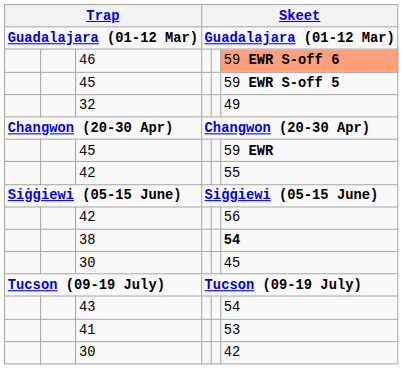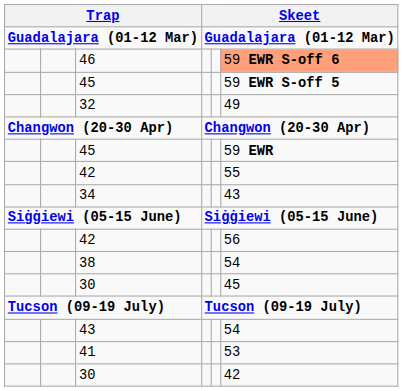+ row: (22, 195)
(232, 240) bold -> (232, 263) normal
